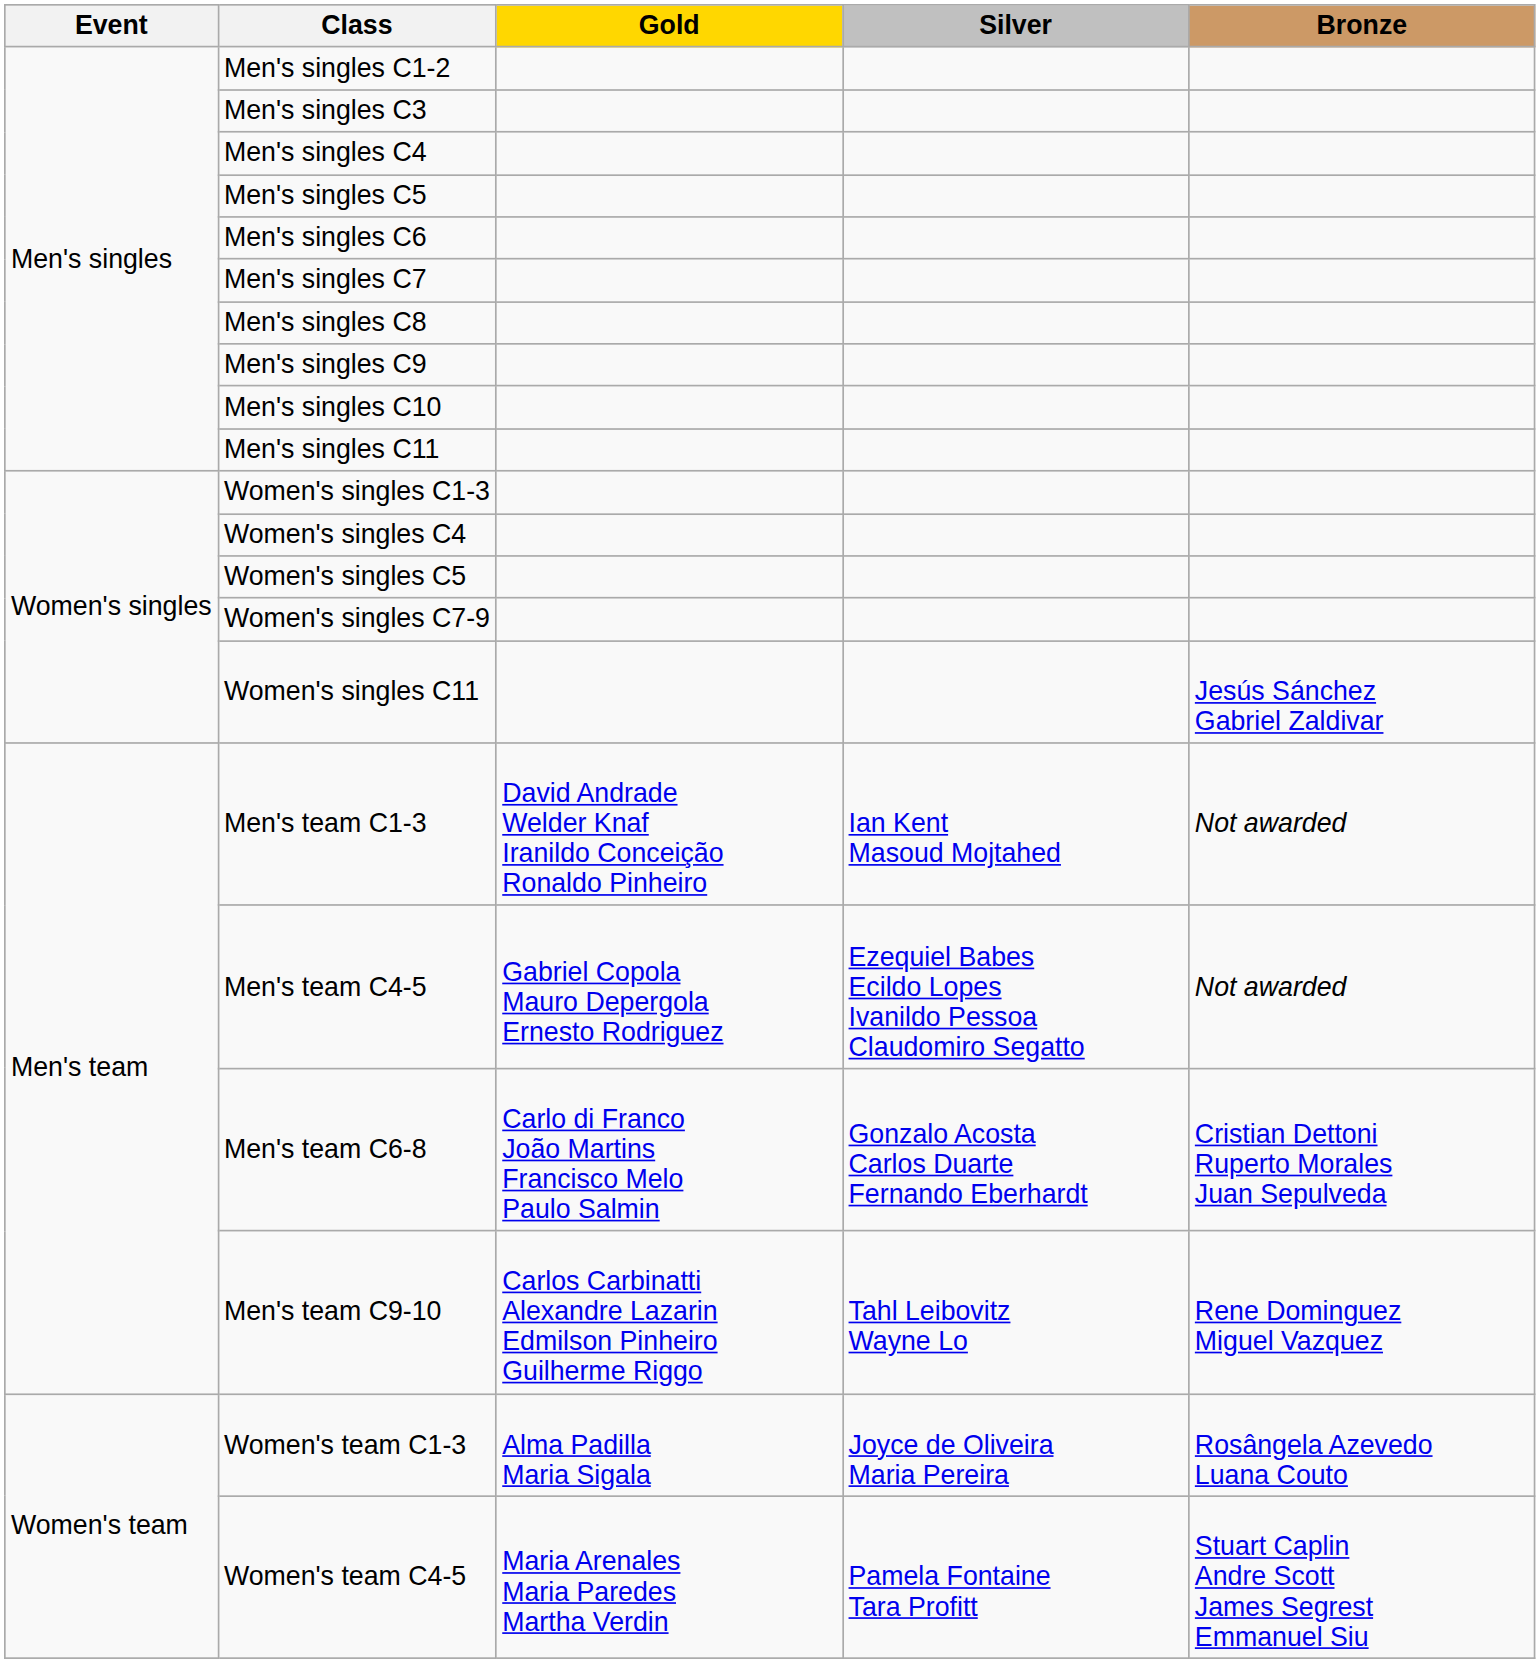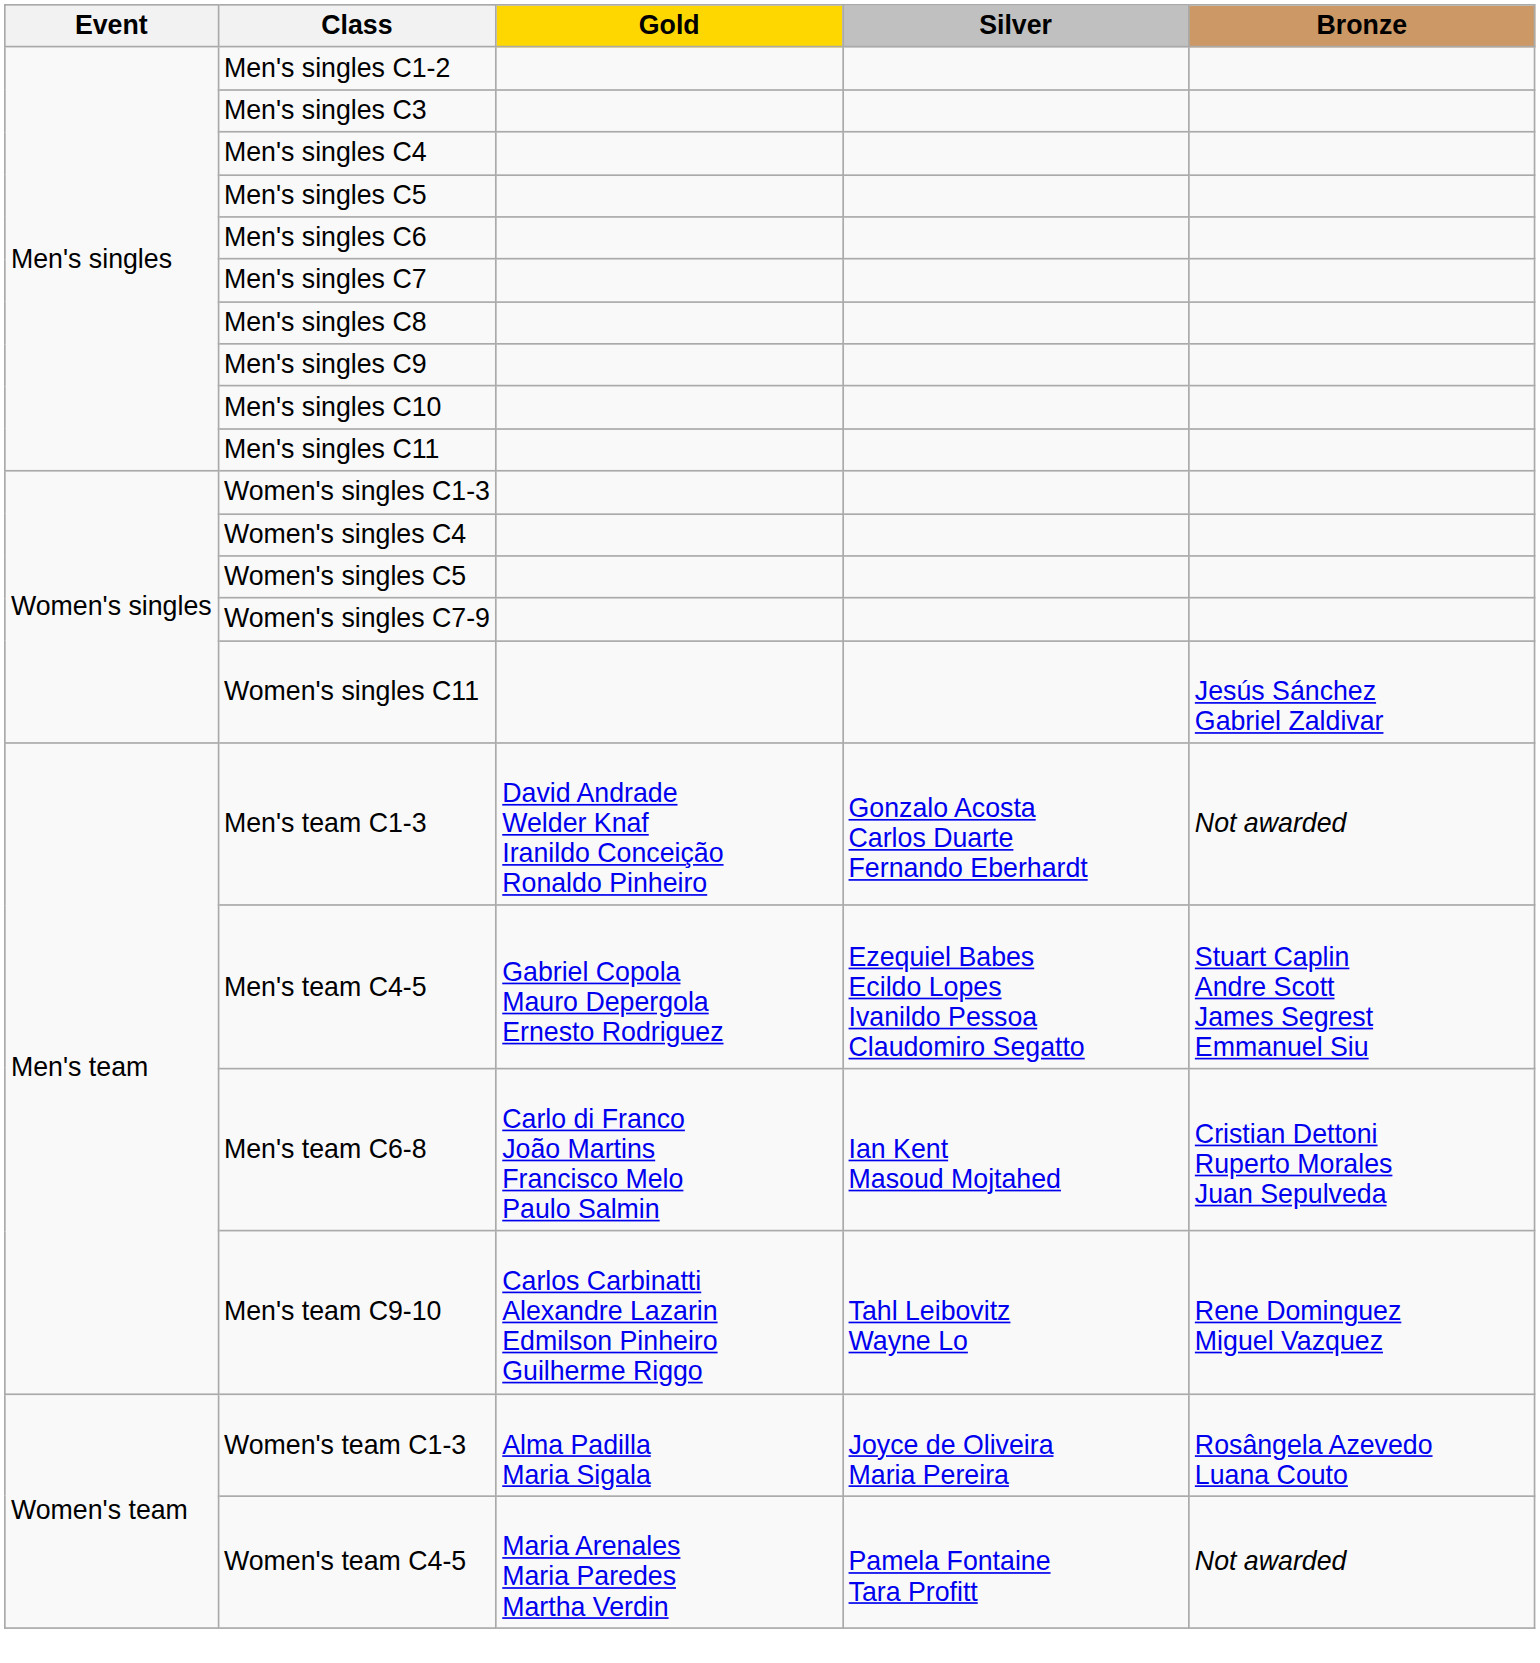(955, 838) Ian Kent Masoud Mojtahed -> (968, 838) Gonzalo Acosta Carlos Duarte Fernando Eberhardt
(1271, 986) Not awarded -> (1284, 1001) Stuart Caplin Andre Scott James Segrest Emmanuel Siu
(968, 1164) Gonzalo Acosta Carlos Duarte Fernando Eberhardt -> (955, 1164) Ian Kent Masoud Mojtahed
(1284, 1591) Stuart Caplin Andre Scott James Segrest Emmanuel Siu -> (1271, 1561) Not awarded
